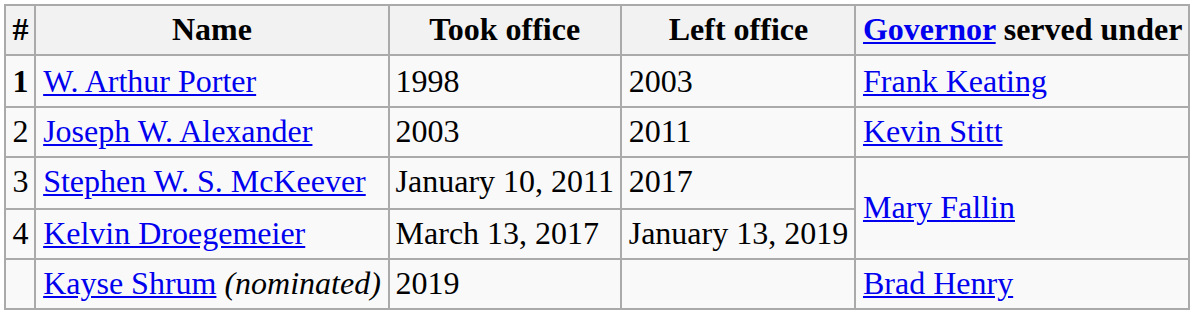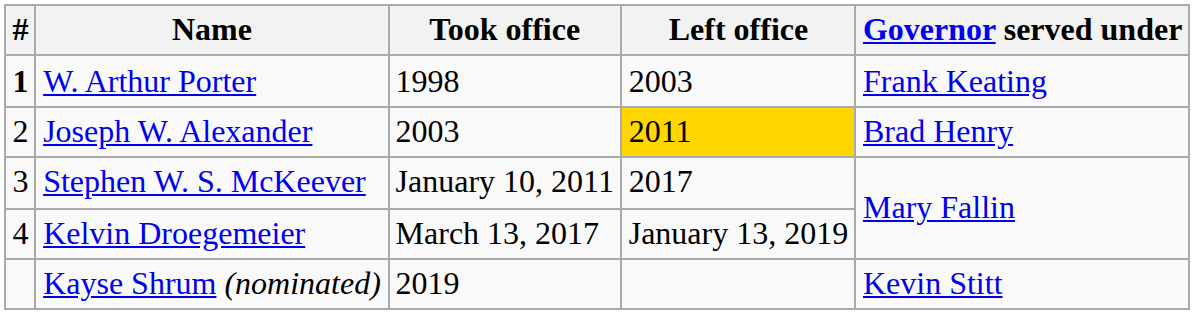(660, 131) no background -> (660, 131) gold background
(933, 131) Kevin Stitt -> (938, 131) Brad Henry
(938, 283) Brad Henry -> (933, 283) Kevin Stitt
